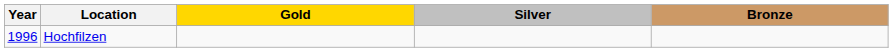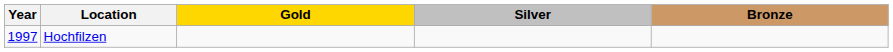(22, 36) 1996 -> (22, 36) 1997
